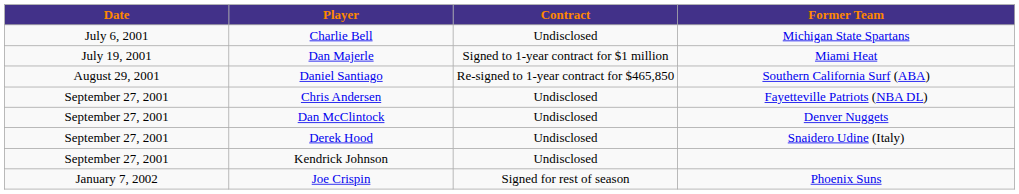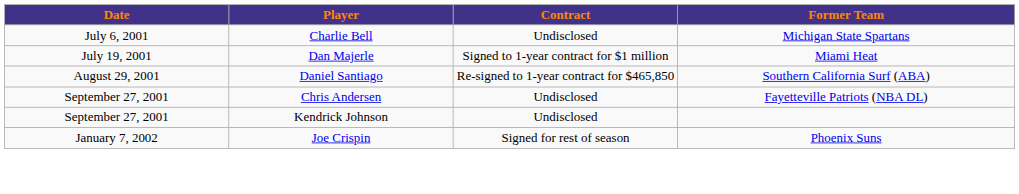- row: (341, 117)
- row: (341, 138)
